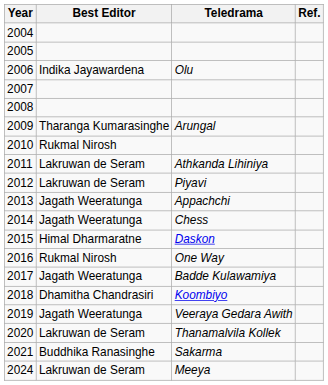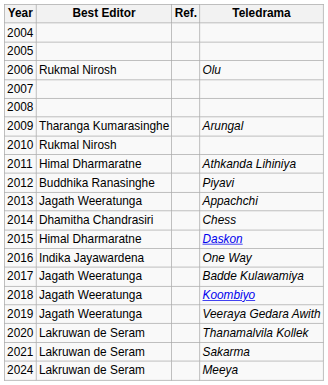columns swapped: (234, 13) <-> (309, 13)
(92, 70) Indika Jayawardena -> (78, 70) Rukmal Nirosh
(92, 164) Lakruwan de Seram -> (90, 164) Himal Dharmaratne
(92, 182) Lakruwan de Seram -> (97, 182) Buddhika Ranasinghe
(90, 220) Jagath Weeratunga -> (96, 220) Dhamitha Chandrasiri
(78, 257) Rukmal Nirosh -> (92, 257) Indika Jayawardena
(96, 295) Dhamitha Chandrasiri -> (90, 295) Jagath Weeratunga
(97, 351) Buddhika Ranasinghe -> (92, 351) Lakruwan de Seram
